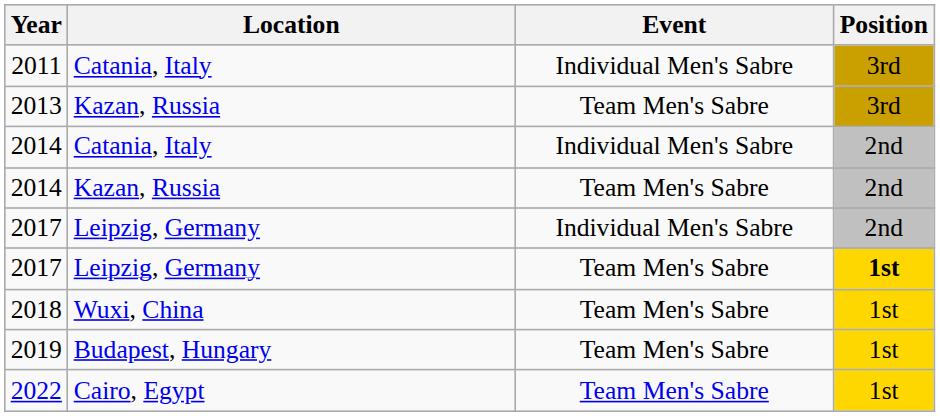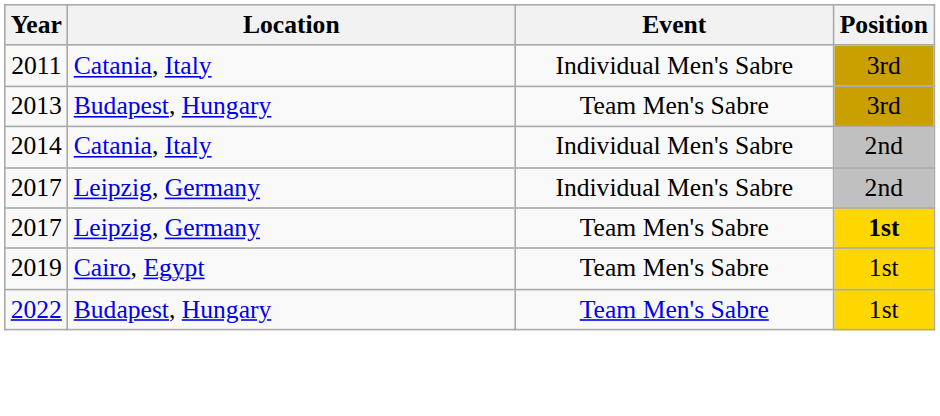(147, 106) Kazan, Russia -> (173, 106) Budapest, Hungary
- row: (36, 187)
- row: (36, 308)
(173, 349) Budapest, Hungary -> (139, 268) Cairo, Egypt
(139, 390) Cairo, Egypt -> (173, 308) Budapest, Hungary
